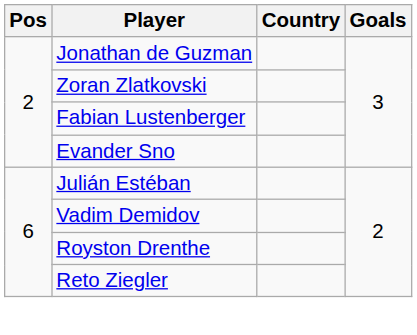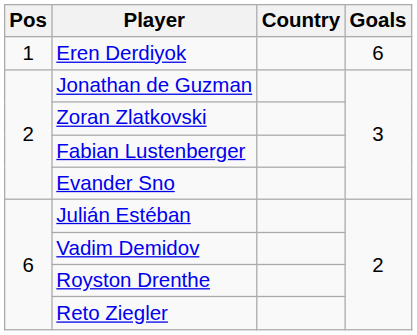+ row: (121, 53)
